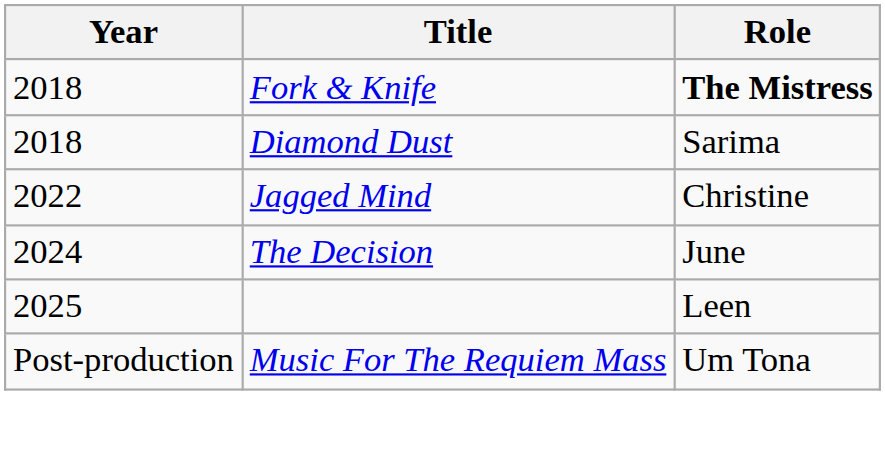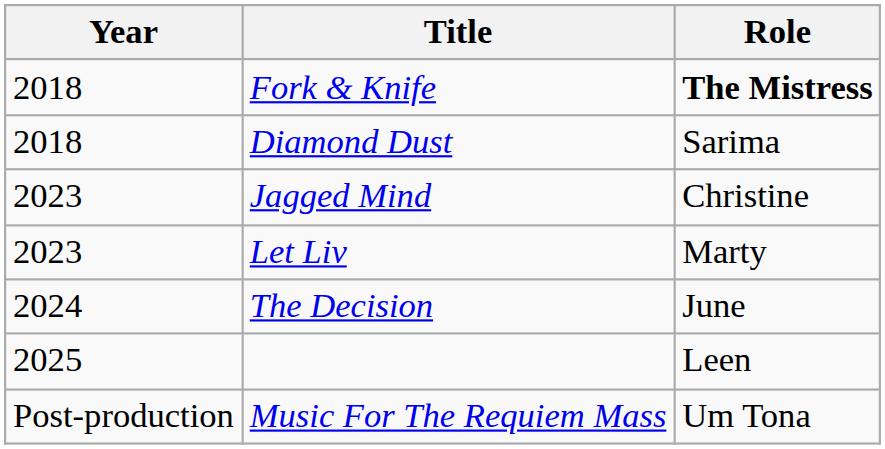(48, 196) 2022 -> (48, 196) 2023
+ row: (298, 251)
